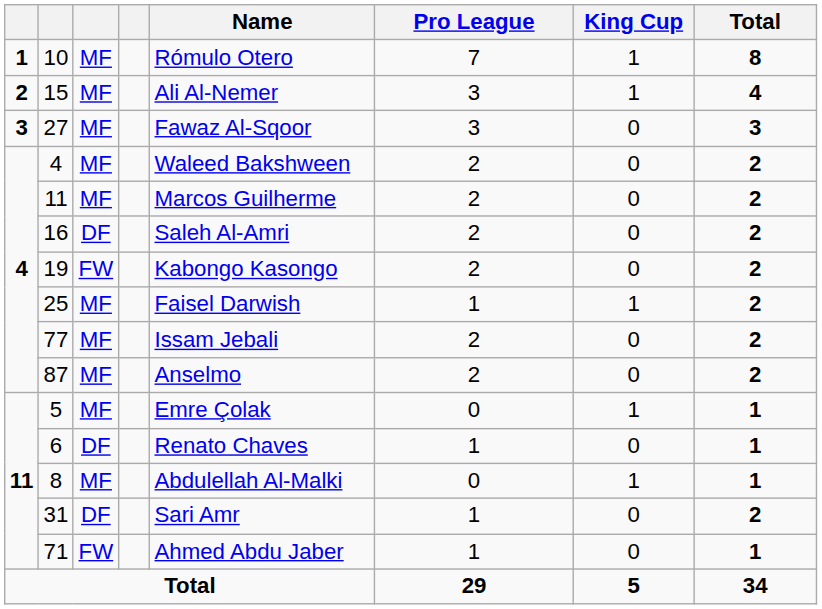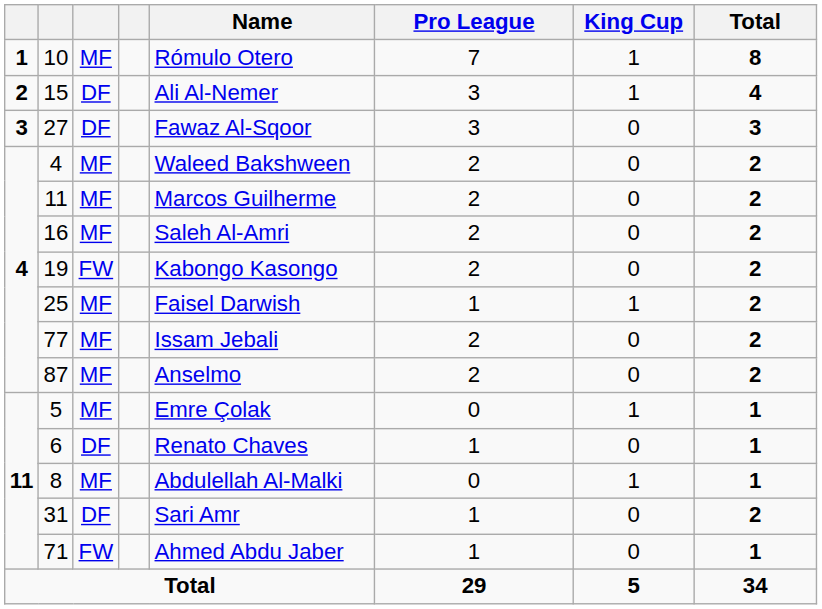(96, 92) MF -> (96, 92) DF
(96, 127) MF -> (96, 127) DF
(96, 233) DF -> (96, 233) MF
